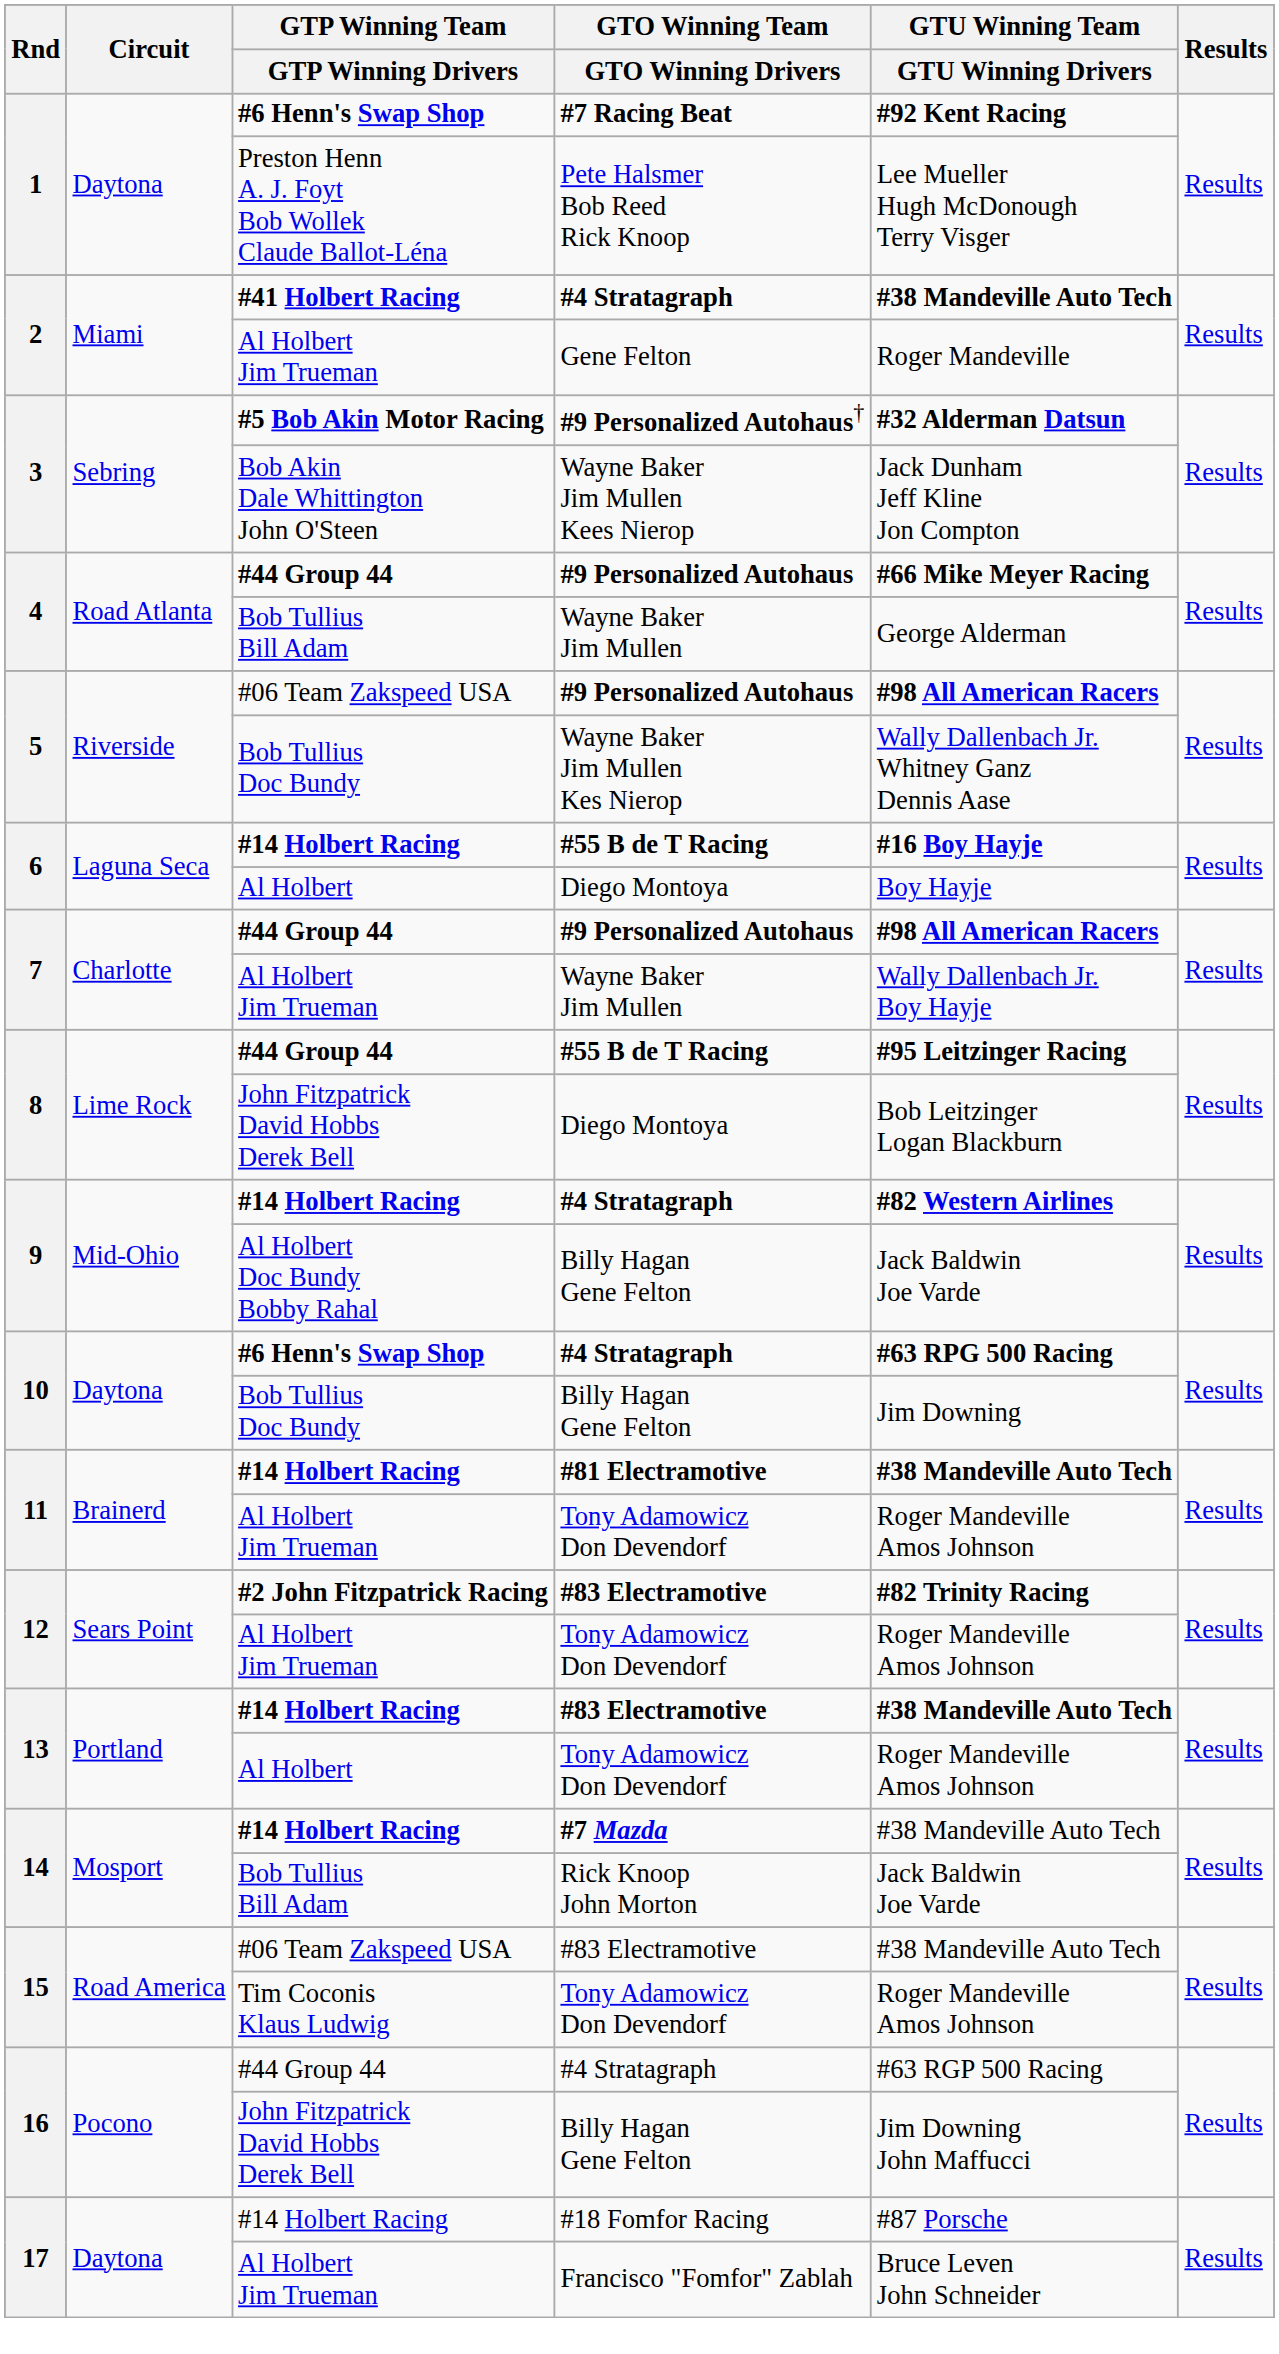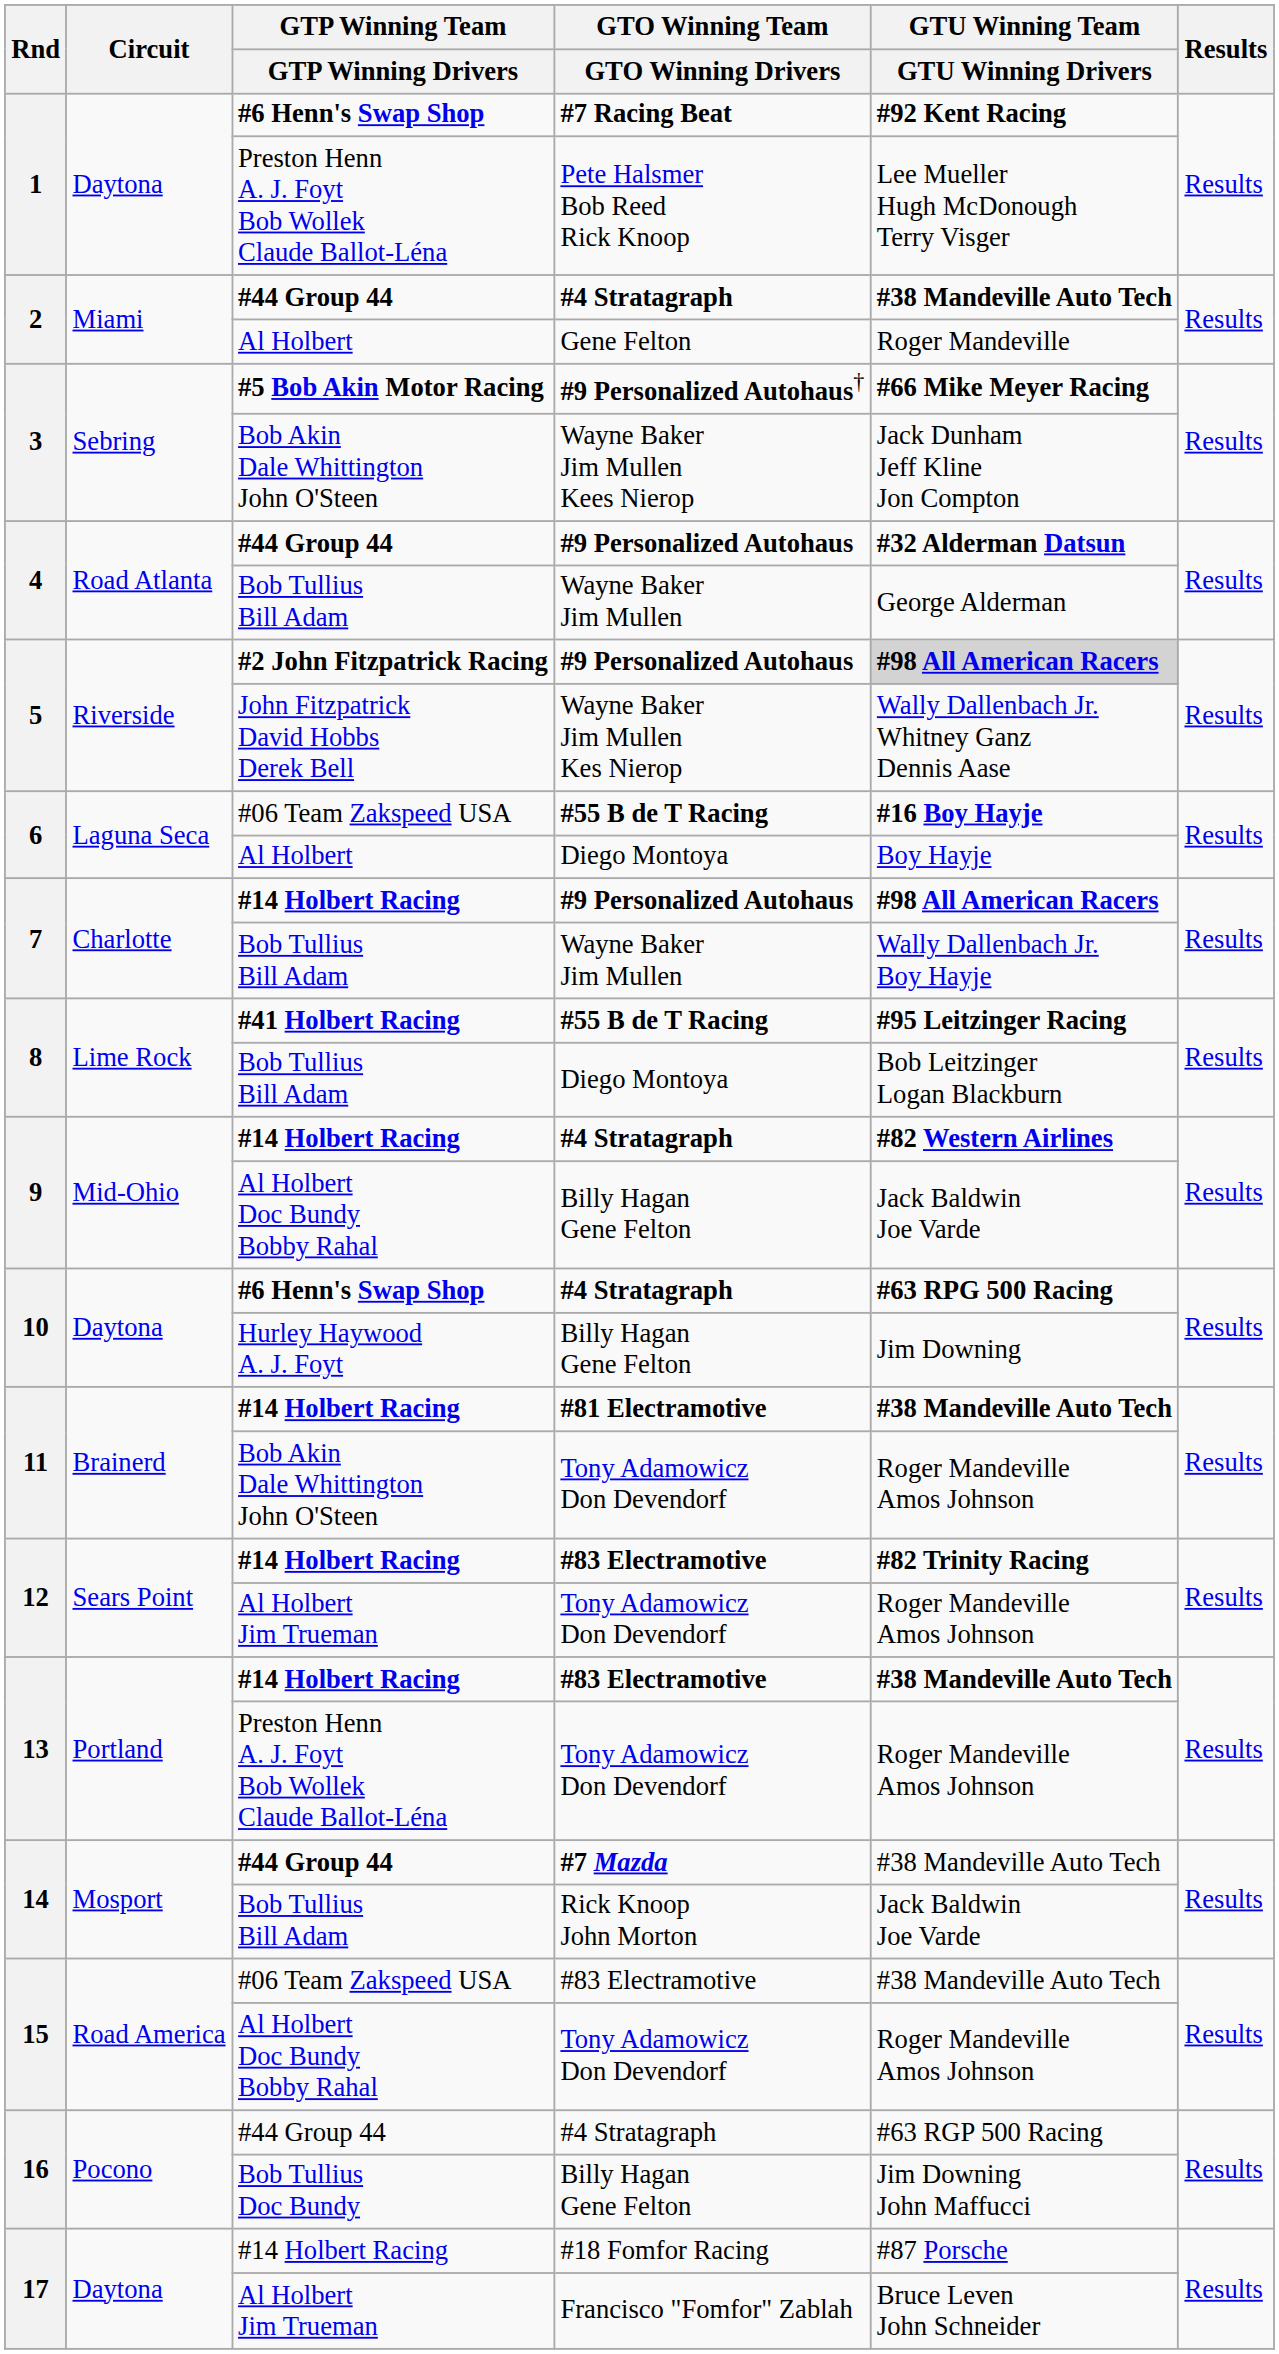(349, 296) #41 Holbert Racing -> (315, 296) #44 Group 44
(308, 356) Al Holbert Jim Trueman -> (295, 340) Al Holbert
(1001, 419) #32 Alderman Datsun -> (1013, 388) #66 Mike Meyer Racing
(1013, 574) #66 Mike Meyer Racing -> (1001, 542) #32 Alderman Datsun
(375, 693) #06 Team Zakspeed USA -> (393, 661) #2 John Fitzpatrick Racing
(1018, 693) no background -> (1018, 661) lightgrey background
(301, 768) Bob Tullius Doc Bundy -> (324, 737) John Fitzpatrick David Hobbs Derek Bell
(349, 844) #14 Holbert Racing -> (375, 812) #06 Team Zakspeed USA
(315, 932) #44 Group 44 -> (349, 900) #14 Holbert Racing
(308, 991) Al Holbert Jim Trueman -> (301, 960) Bob Tullius Bill Adam
(315, 1051) #44 Group 44 -> (349, 1019) #41 Holbert Racing
(324, 1126) John Fitzpatrick David Hobbs Derek Bell -> (301, 1079) Bob Tullius Bill Adam
(301, 1412) Bob Tullius Doc Bundy -> (330, 1349) Hurley Haywood A. J. Foyt
(308, 1531) Al Holbert Jim Trueman -> (331, 1484) Bob Akin Dale Whittington John O'Steen
(393, 1591) #2 John Fitzpatrick Racing -> (349, 1560) #14 Holbert Racing
(295, 1770) Al Holbert -> (343, 1770) Preston Henn A. J. Foyt Bob Wollek Claude Ballot-Léna
(349, 1830) #14 Holbert Racing -> (315, 1861) #44 Group 44
(314, 2009) Tim Coconis Klaus Ludwig -> (308, 2056) Al Holbert Doc Bundy Bobby Rahal
(324, 2144) John Fitzpatrick David Hobbs Derek Bell -> (301, 2191) Bob Tullius Doc Bundy
